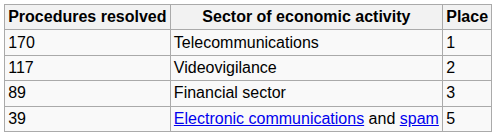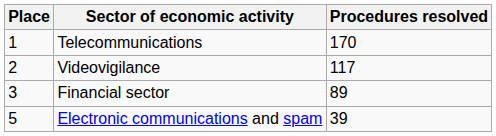columns swapped: (467, 17) <-> (87, 17)
